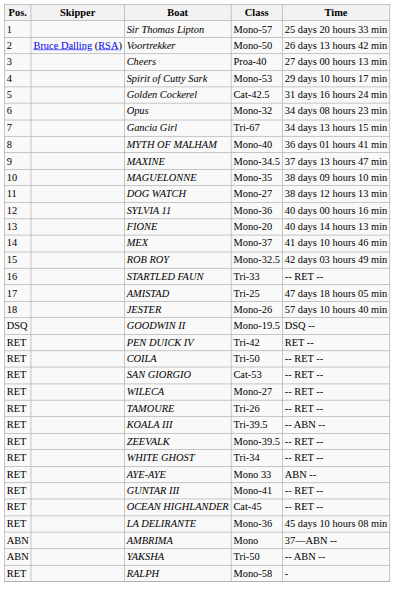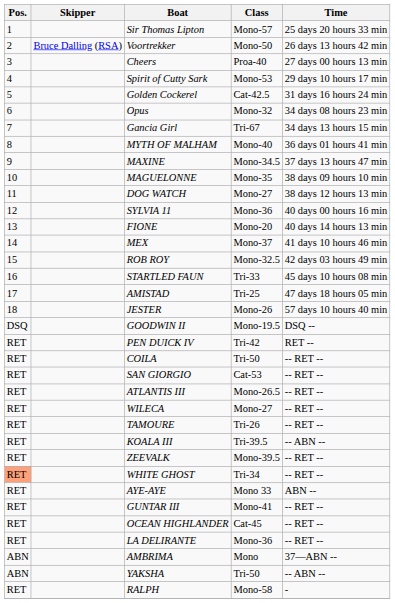(304, 276) -- RET -- -> (336, 276) 45 days 10 hours 08 min
+ row: (156, 392)
(17, 458) no background -> (17, 474) lightsalmon background
(336, 524) 45 days 10 hours 08 min -> (304, 540) -- RET --
